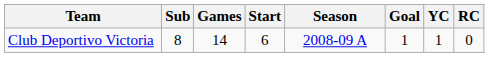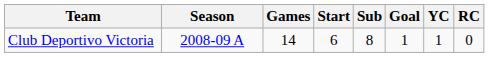columns swapped: (335, 16) <-> (178, 16)
